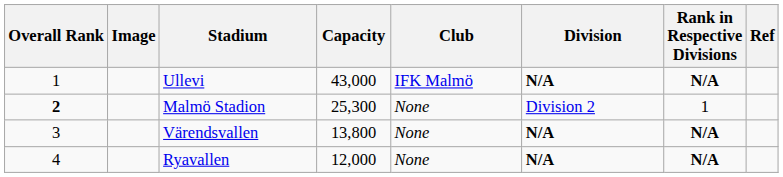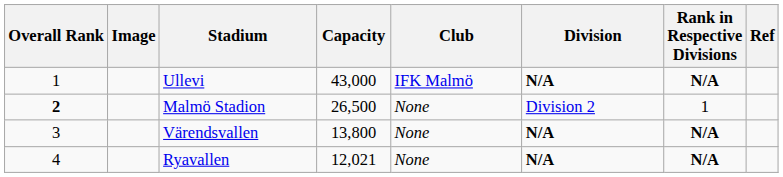(354, 106) 25,300 -> (354, 106) 26,500
(354, 159) 12,000 -> (354, 159) 12,021
